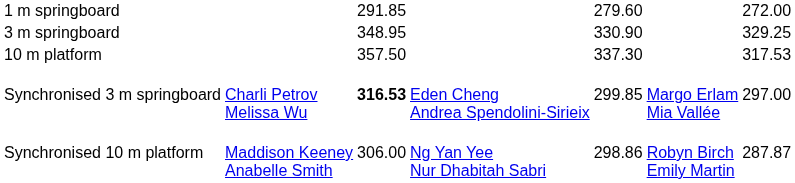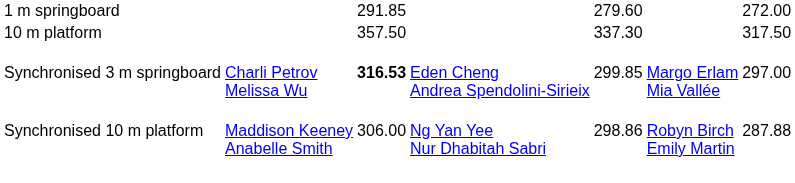- row: (62, 32)
(767, 54) 317.53 -> (767, 32) 317.50
(767, 152) 287.87 -> (767, 130) 287.88
